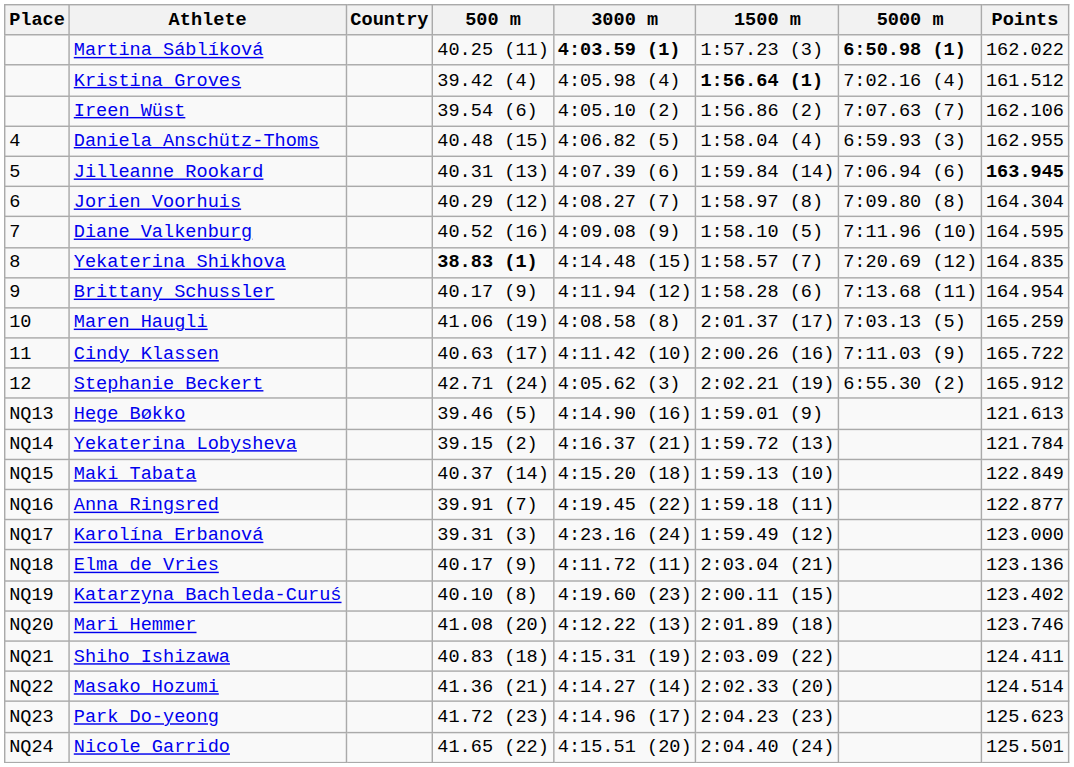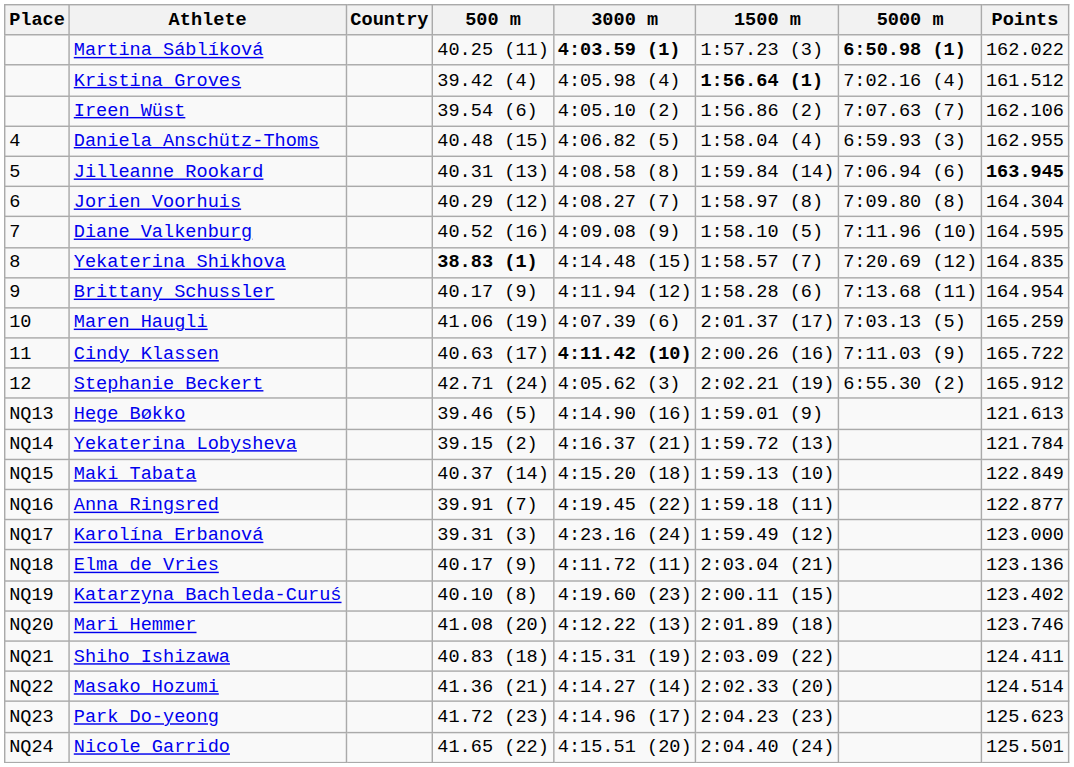(619, 171) 4:07.39 (6) -> (619, 171) 4:08.58 (8)
(619, 323) 4:08.58 (8) -> (619, 323) 4:07.39 (6)
(625, 353) normal -> (625, 353) bold
